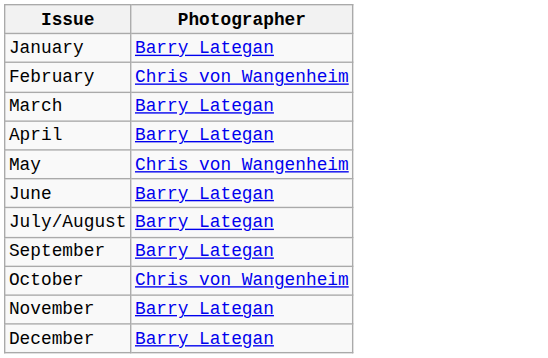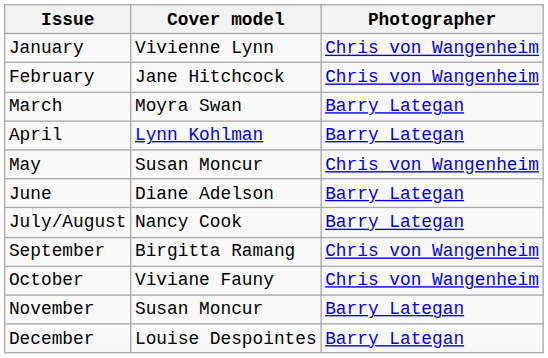+ column: (226, 19)
(204, 48) Barry Lategan -> (432, 48) Chris von Wangenheim
(204, 251) Barry Lategan -> (432, 251) Chris von Wangenheim
